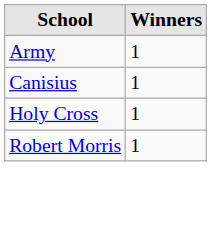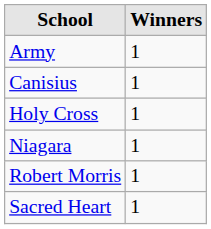+ row: (40, 144)
+ row: (60, 207)
